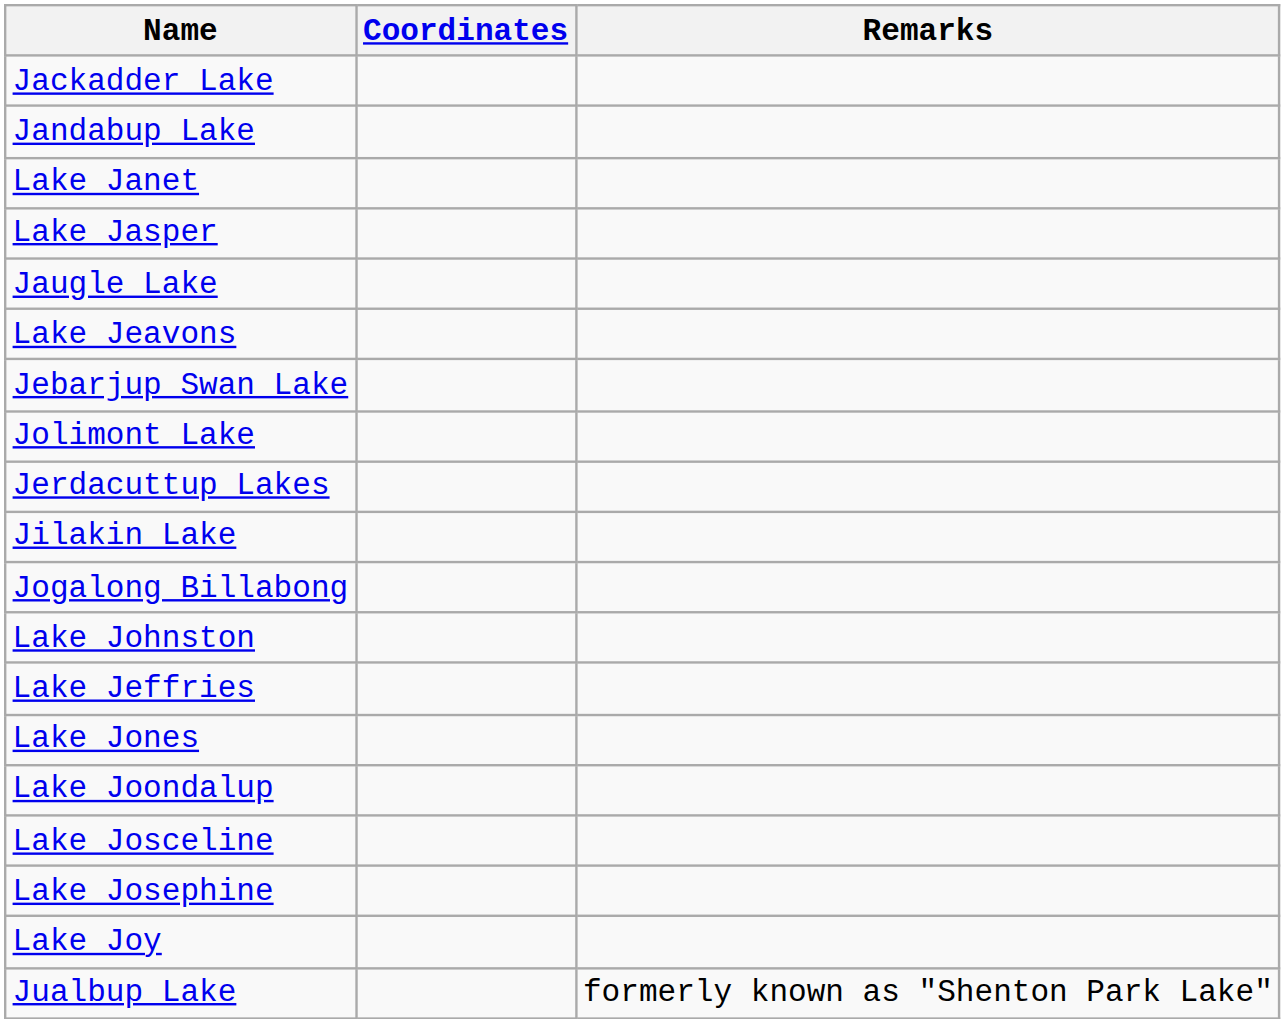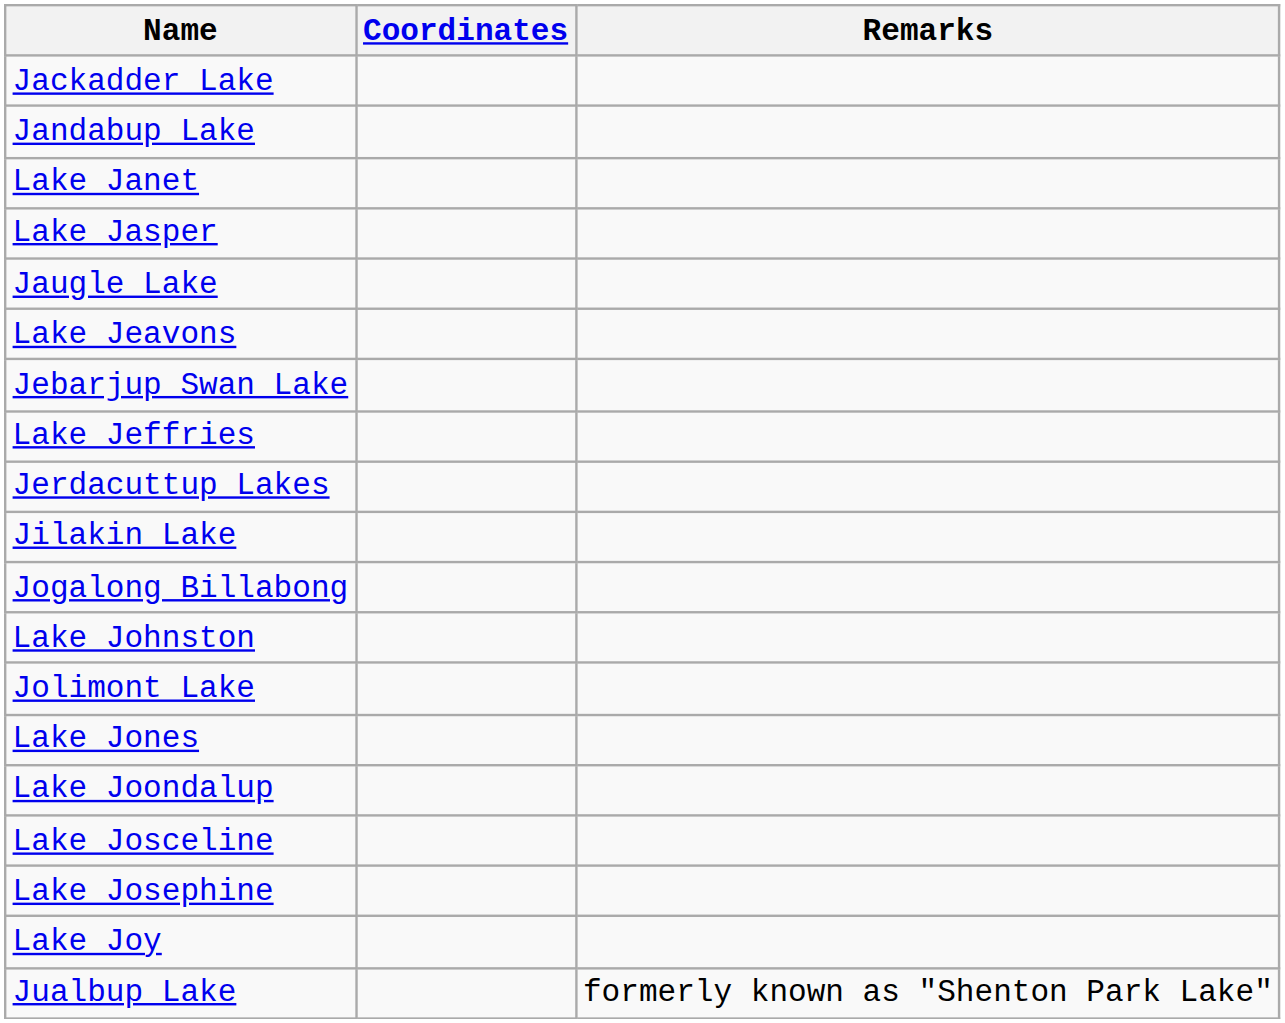rows swapped: (134, 689) <-> (134, 436)
